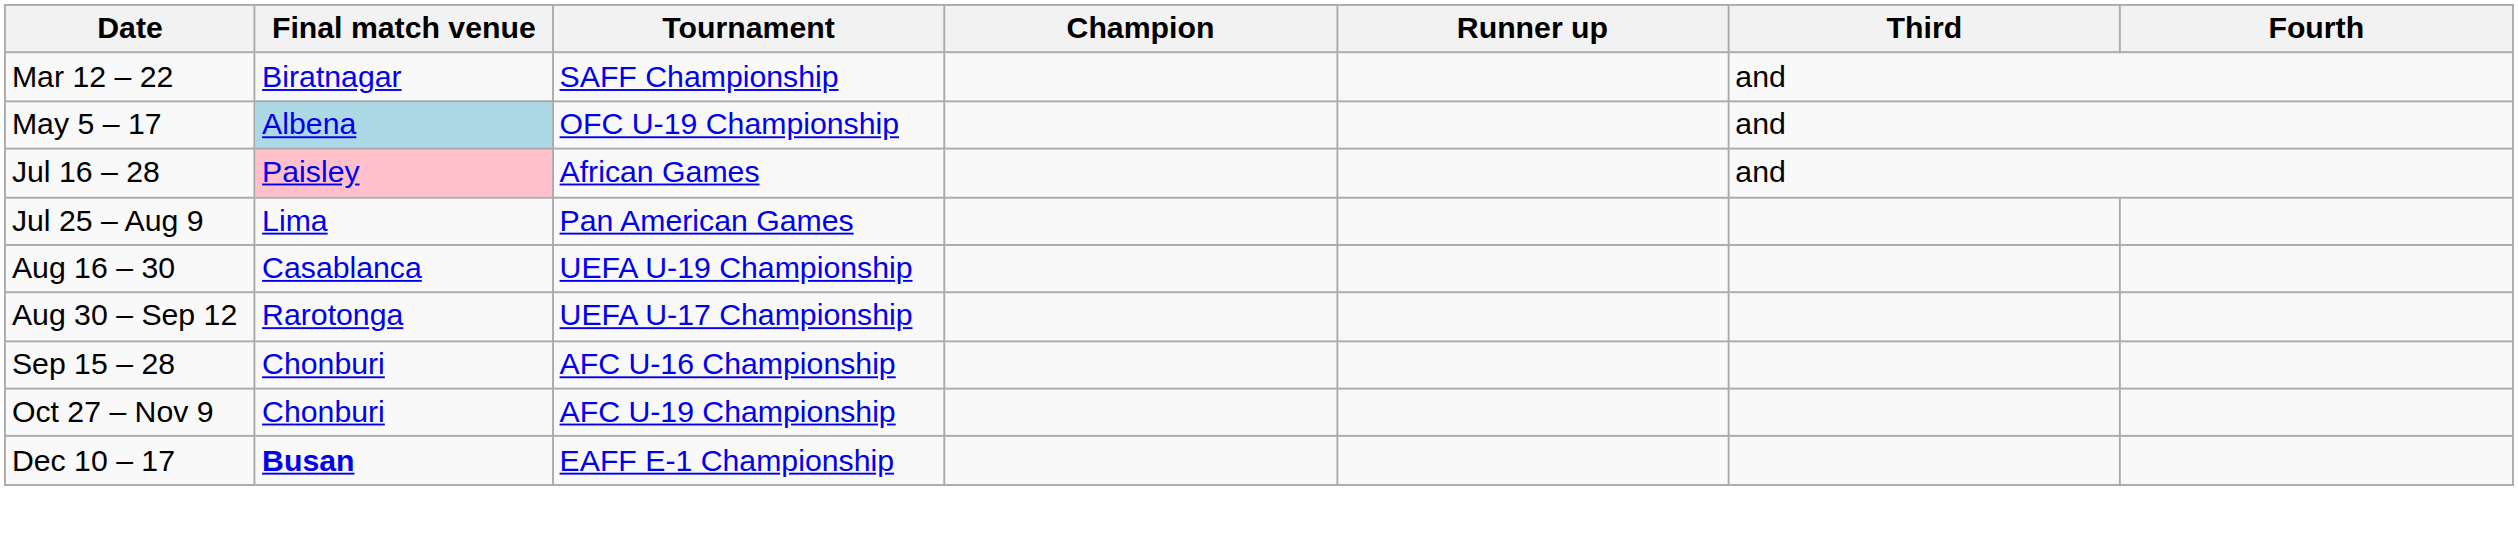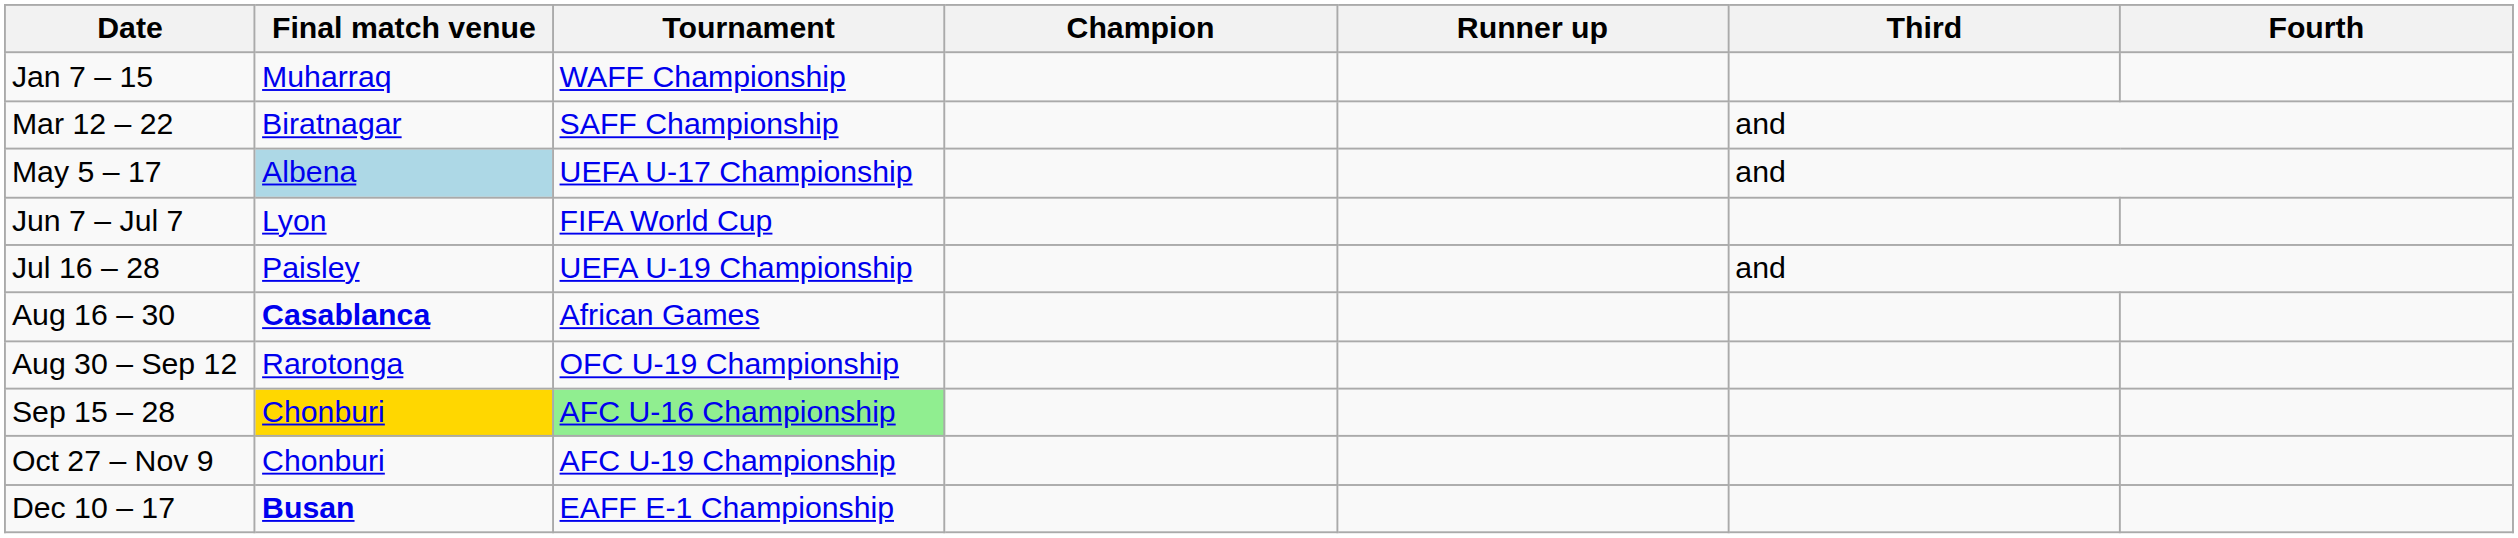+ row: (83, 76)
(729, 124) OFC U-19 Championship -> (736, 172) UEFA U-17 Championship
+ row: (98, 220)
(311, 172) pink background -> (311, 268) no background
(660, 172) African Games -> (736, 268) UEFA U-19 Championship
- row: (108, 220)
(342, 268) normal -> (346, 316) bold
(736, 268) UEFA U-19 Championship -> (660, 316) African Games
(736, 316) UEFA U-17 Championship -> (729, 364) OFC U-19 Championship
(323, 364) no background -> (323, 412) gold background
(728, 364) no background -> (728, 412) lightgreen background
